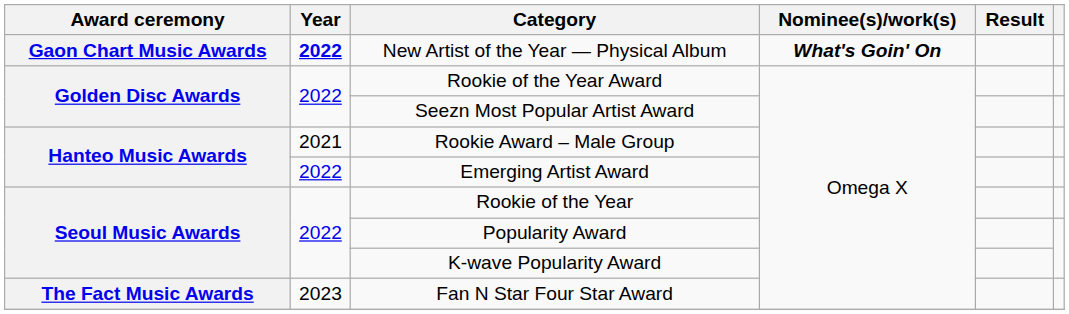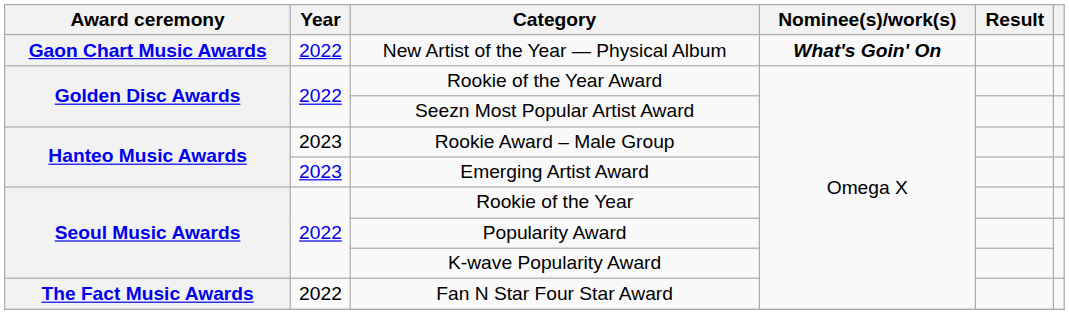(320, 50) bold -> (320, 50) normal
(320, 141) 2021 -> (320, 141) 2023
(320, 171) 2022 -> (320, 171) 2023
(320, 293) 2023 -> (320, 293) 2022
